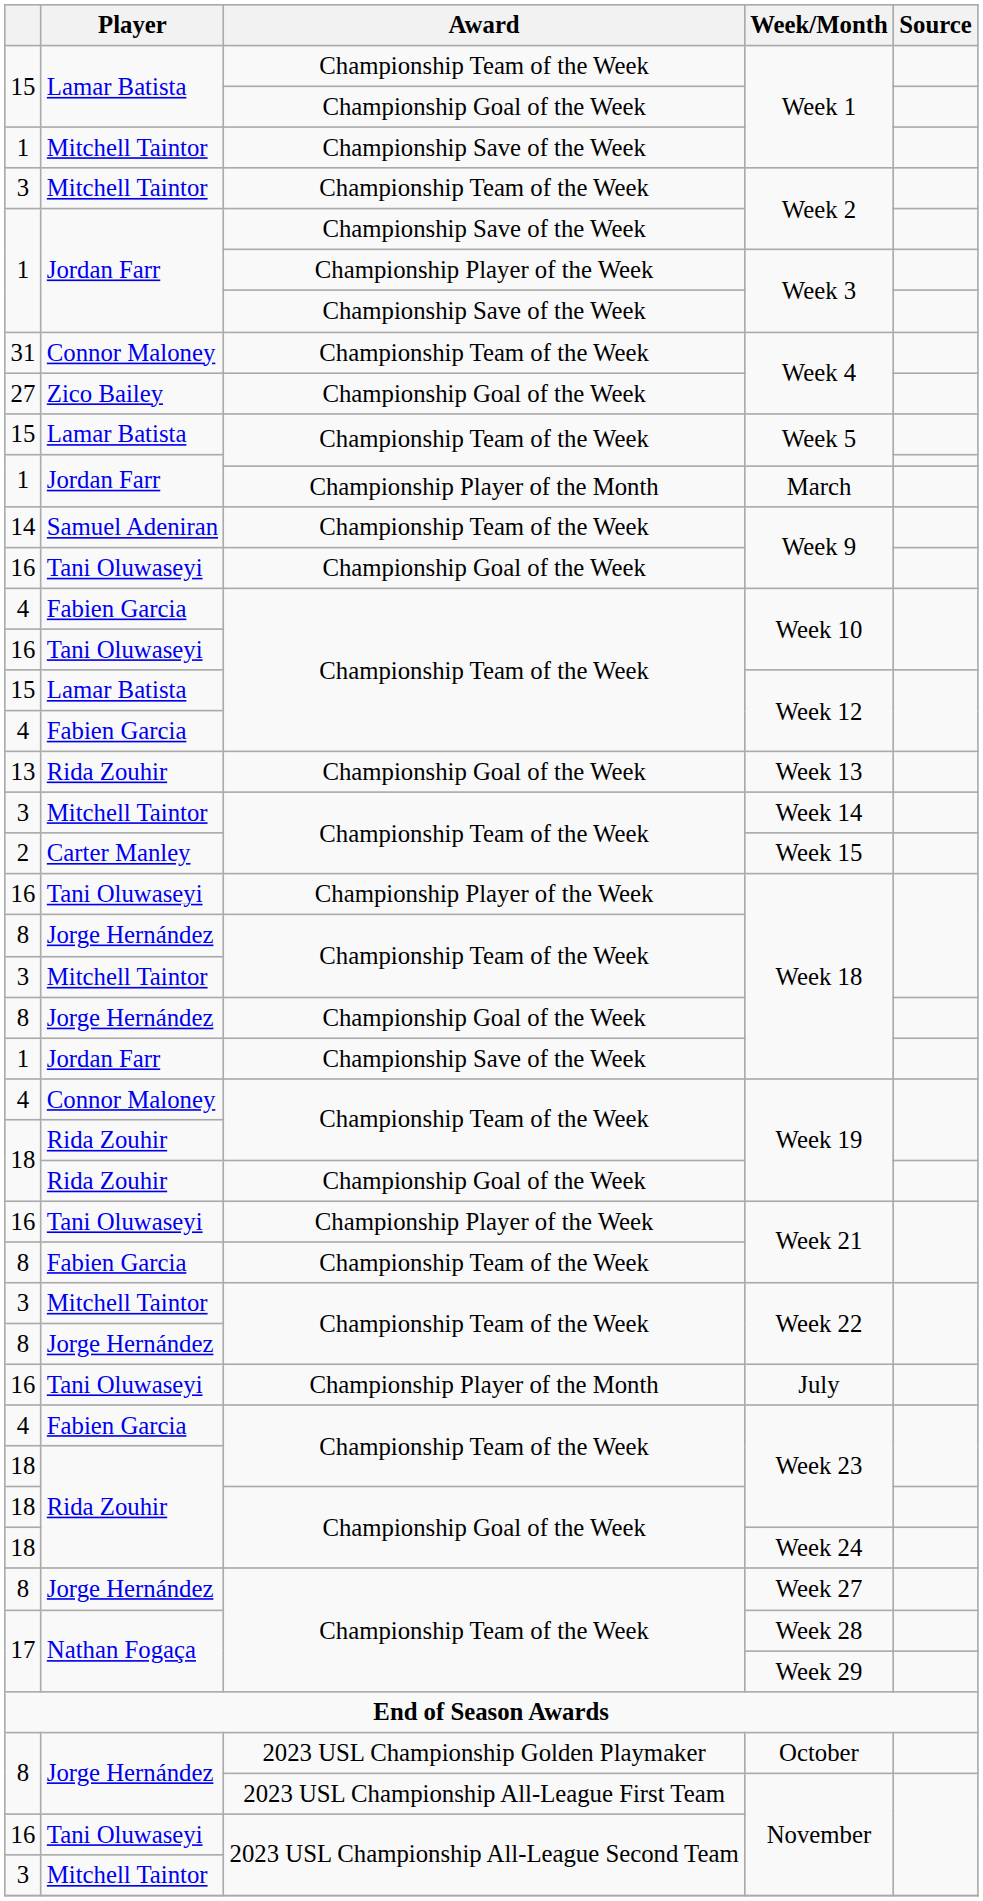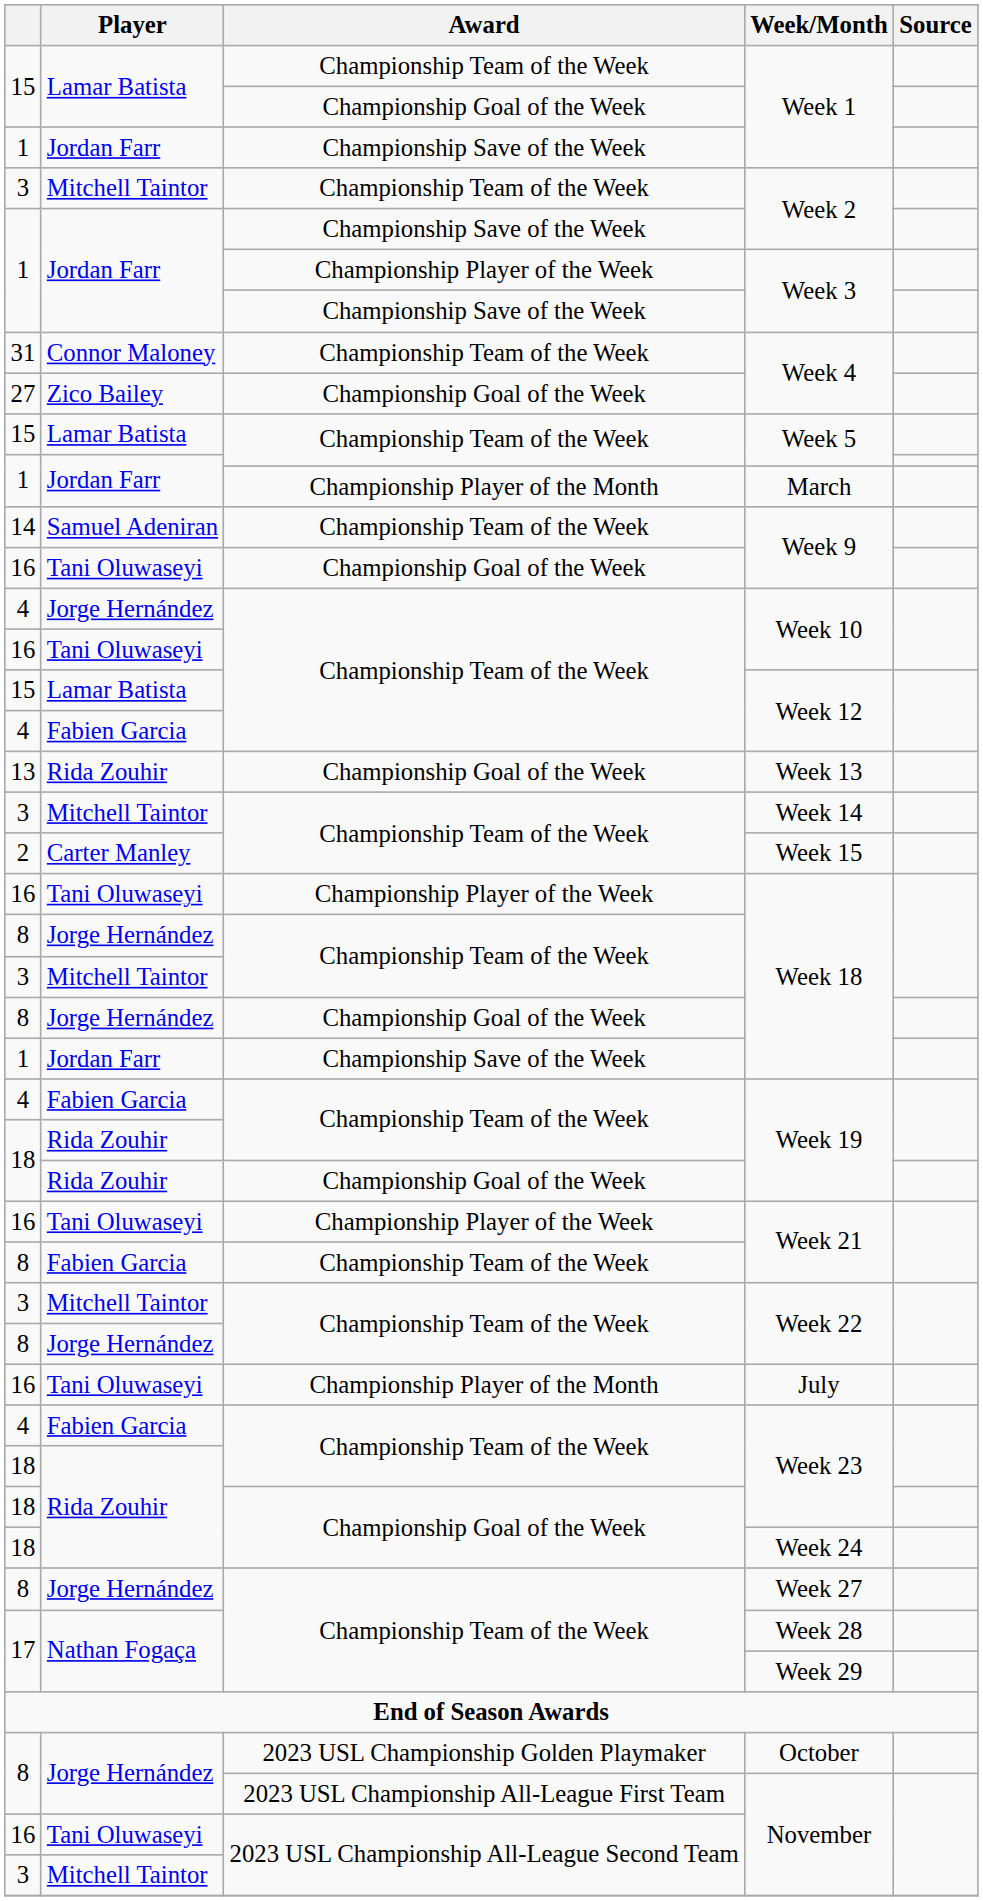(127, 147) Mitchell Taintor -> (104, 147) Jordan Farr
(117, 608) Fabien Garcia -> (130, 608) Jorge Hernández
(131, 1098) Connor Maloney -> (117, 1098) Fabien Garcia
